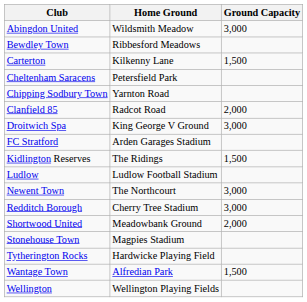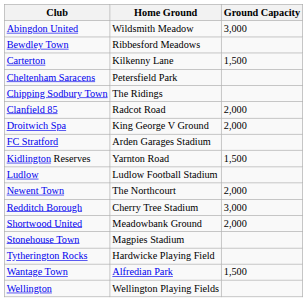(141, 93) Yarnton Road -> (138, 93) The Ridings
(235, 126) 3,000 -> (235, 126) 2,000
(138, 158) The Ridings -> (141, 158) Yarnton Road
(235, 191) 3,000 -> (235, 191) 2,000
